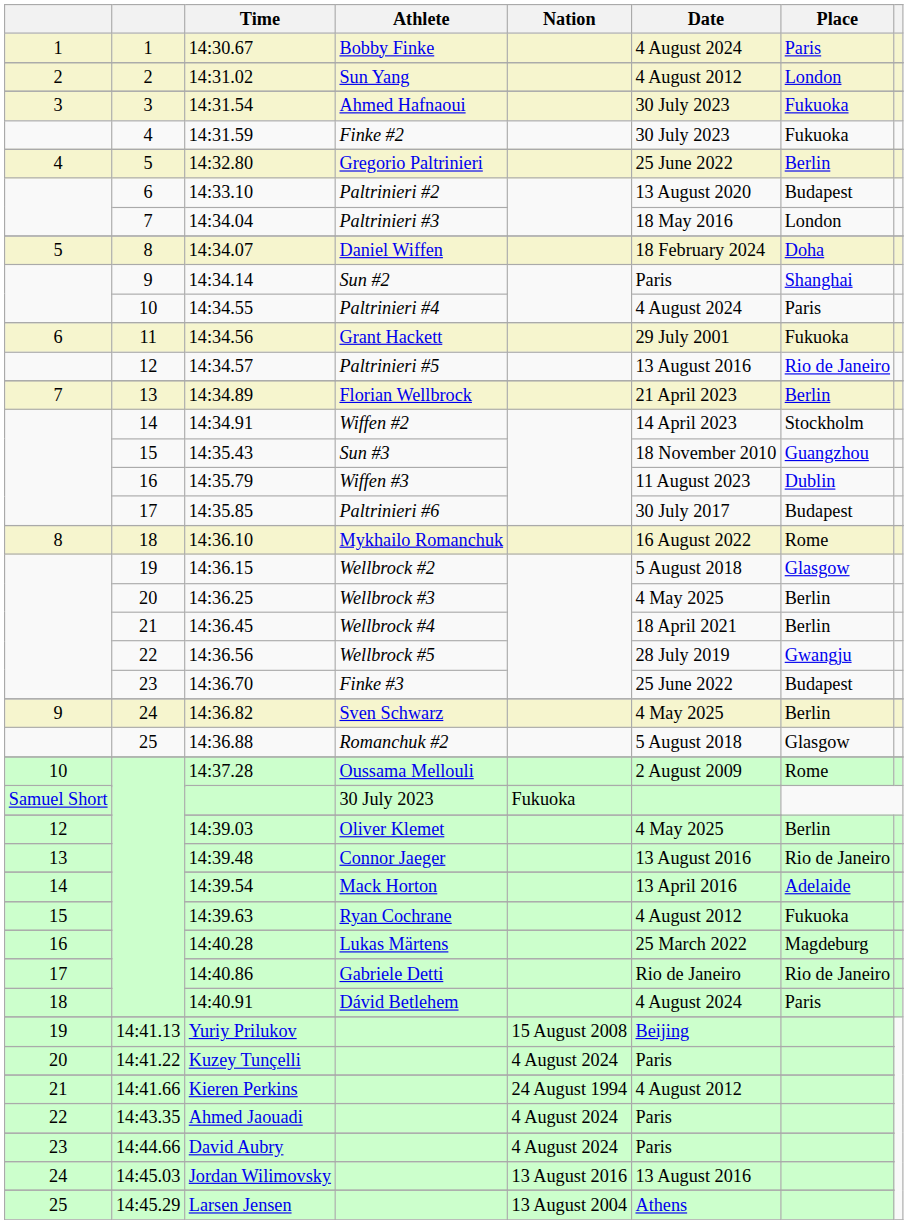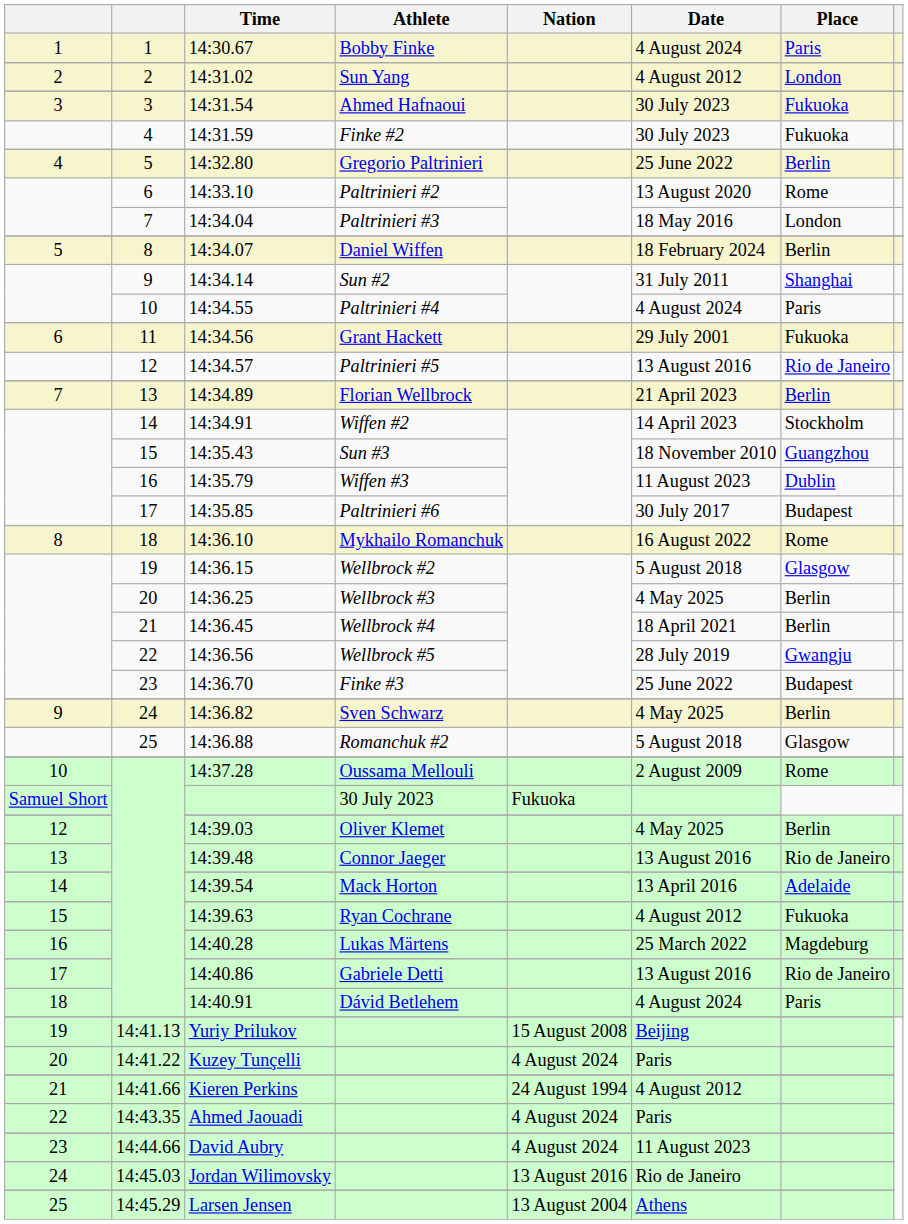(819, 192) Budapest -> (806, 192) Rome
(804, 250) Doha -> (808, 250) Berlin
(654, 279) Paris -> (682, 279) 31 July 2011
(688, 973) Rio de Janeiro -> (693, 973) 13 August 2016
(654, 1147) Paris -> (693, 1147) 11 August 2023
(693, 1176) 13 August 2016 -> (688, 1176) Rio de Janeiro
